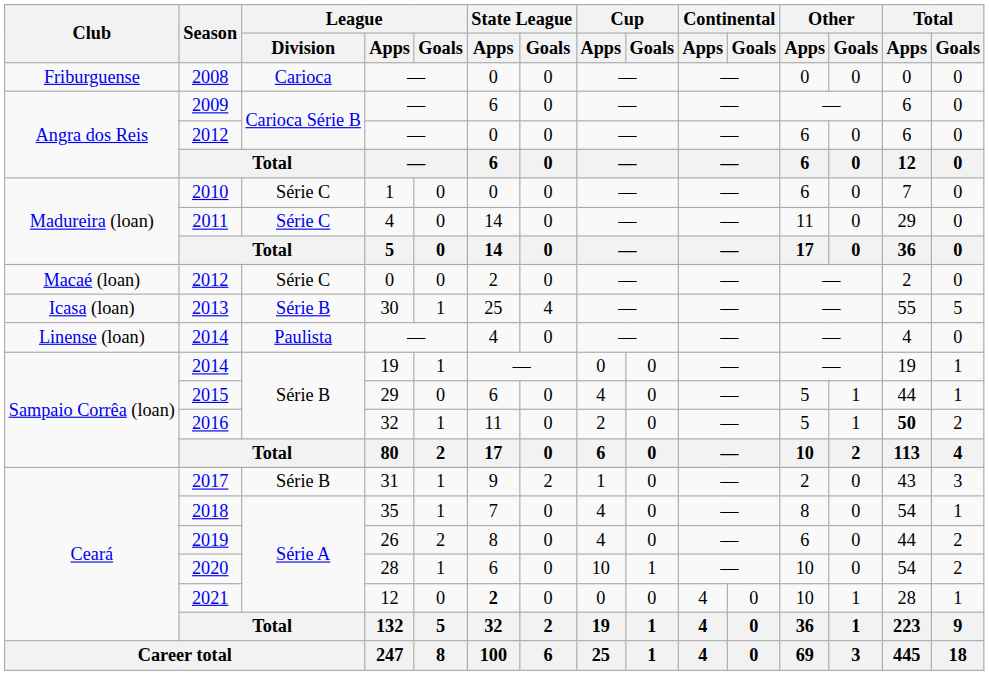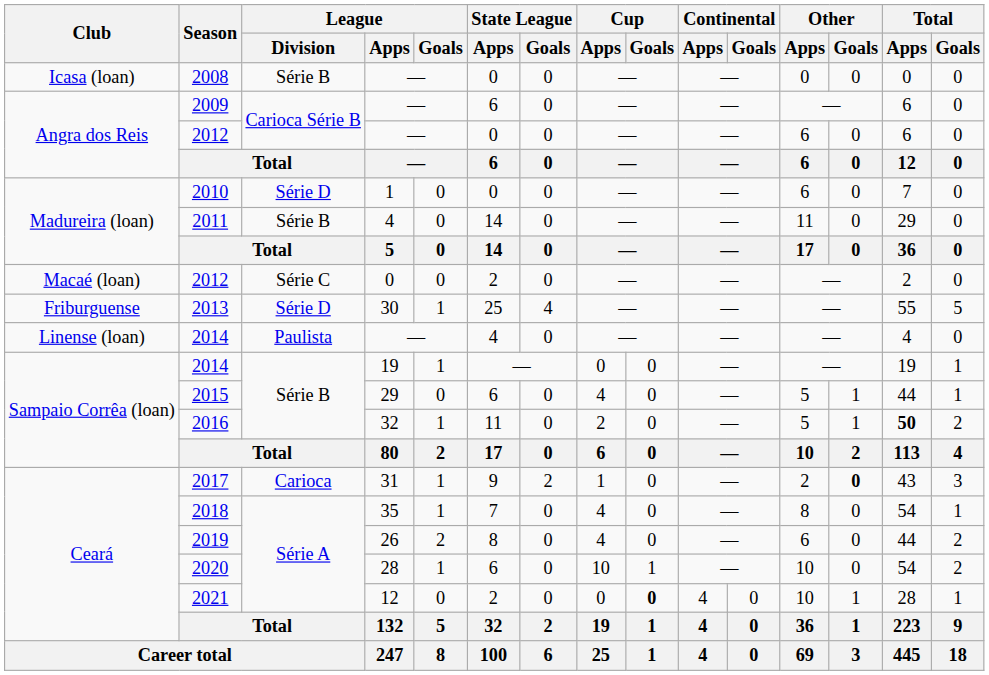(92, 76) Friburguense -> (92, 76) Icasa (loan)
(303, 76) Carioca -> (303, 76) Série B
(303, 192) Série C -> (303, 192) Série D
(303, 221) Série C -> (303, 221) Série B
(92, 308) Icasa (loan) -> (92, 308) Friburguense
(303, 308) Série B -> (303, 308) Série D
(303, 481) Série B -> (303, 481) Carioca
(856, 481) normal -> (856, 481) bold
(493, 597) bold -> (493, 597) normal
(652, 597) normal -> (652, 597) bold
